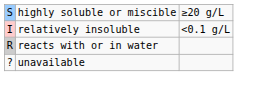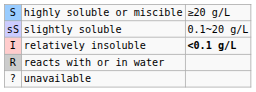+ row: (73, 29)
(206, 29) normal -> (212, 46) bold
